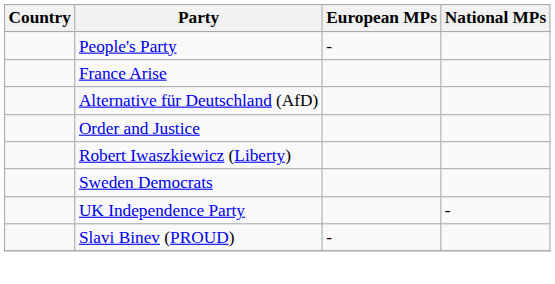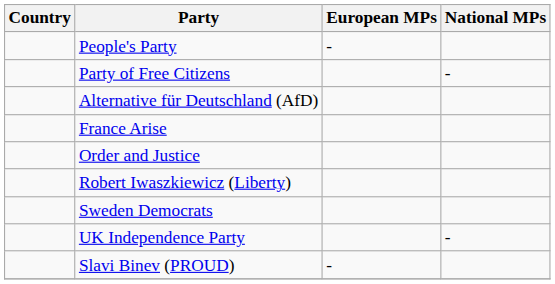+ row: (154, 73)
rows swapped: (123, 73) <-> (199, 100)
